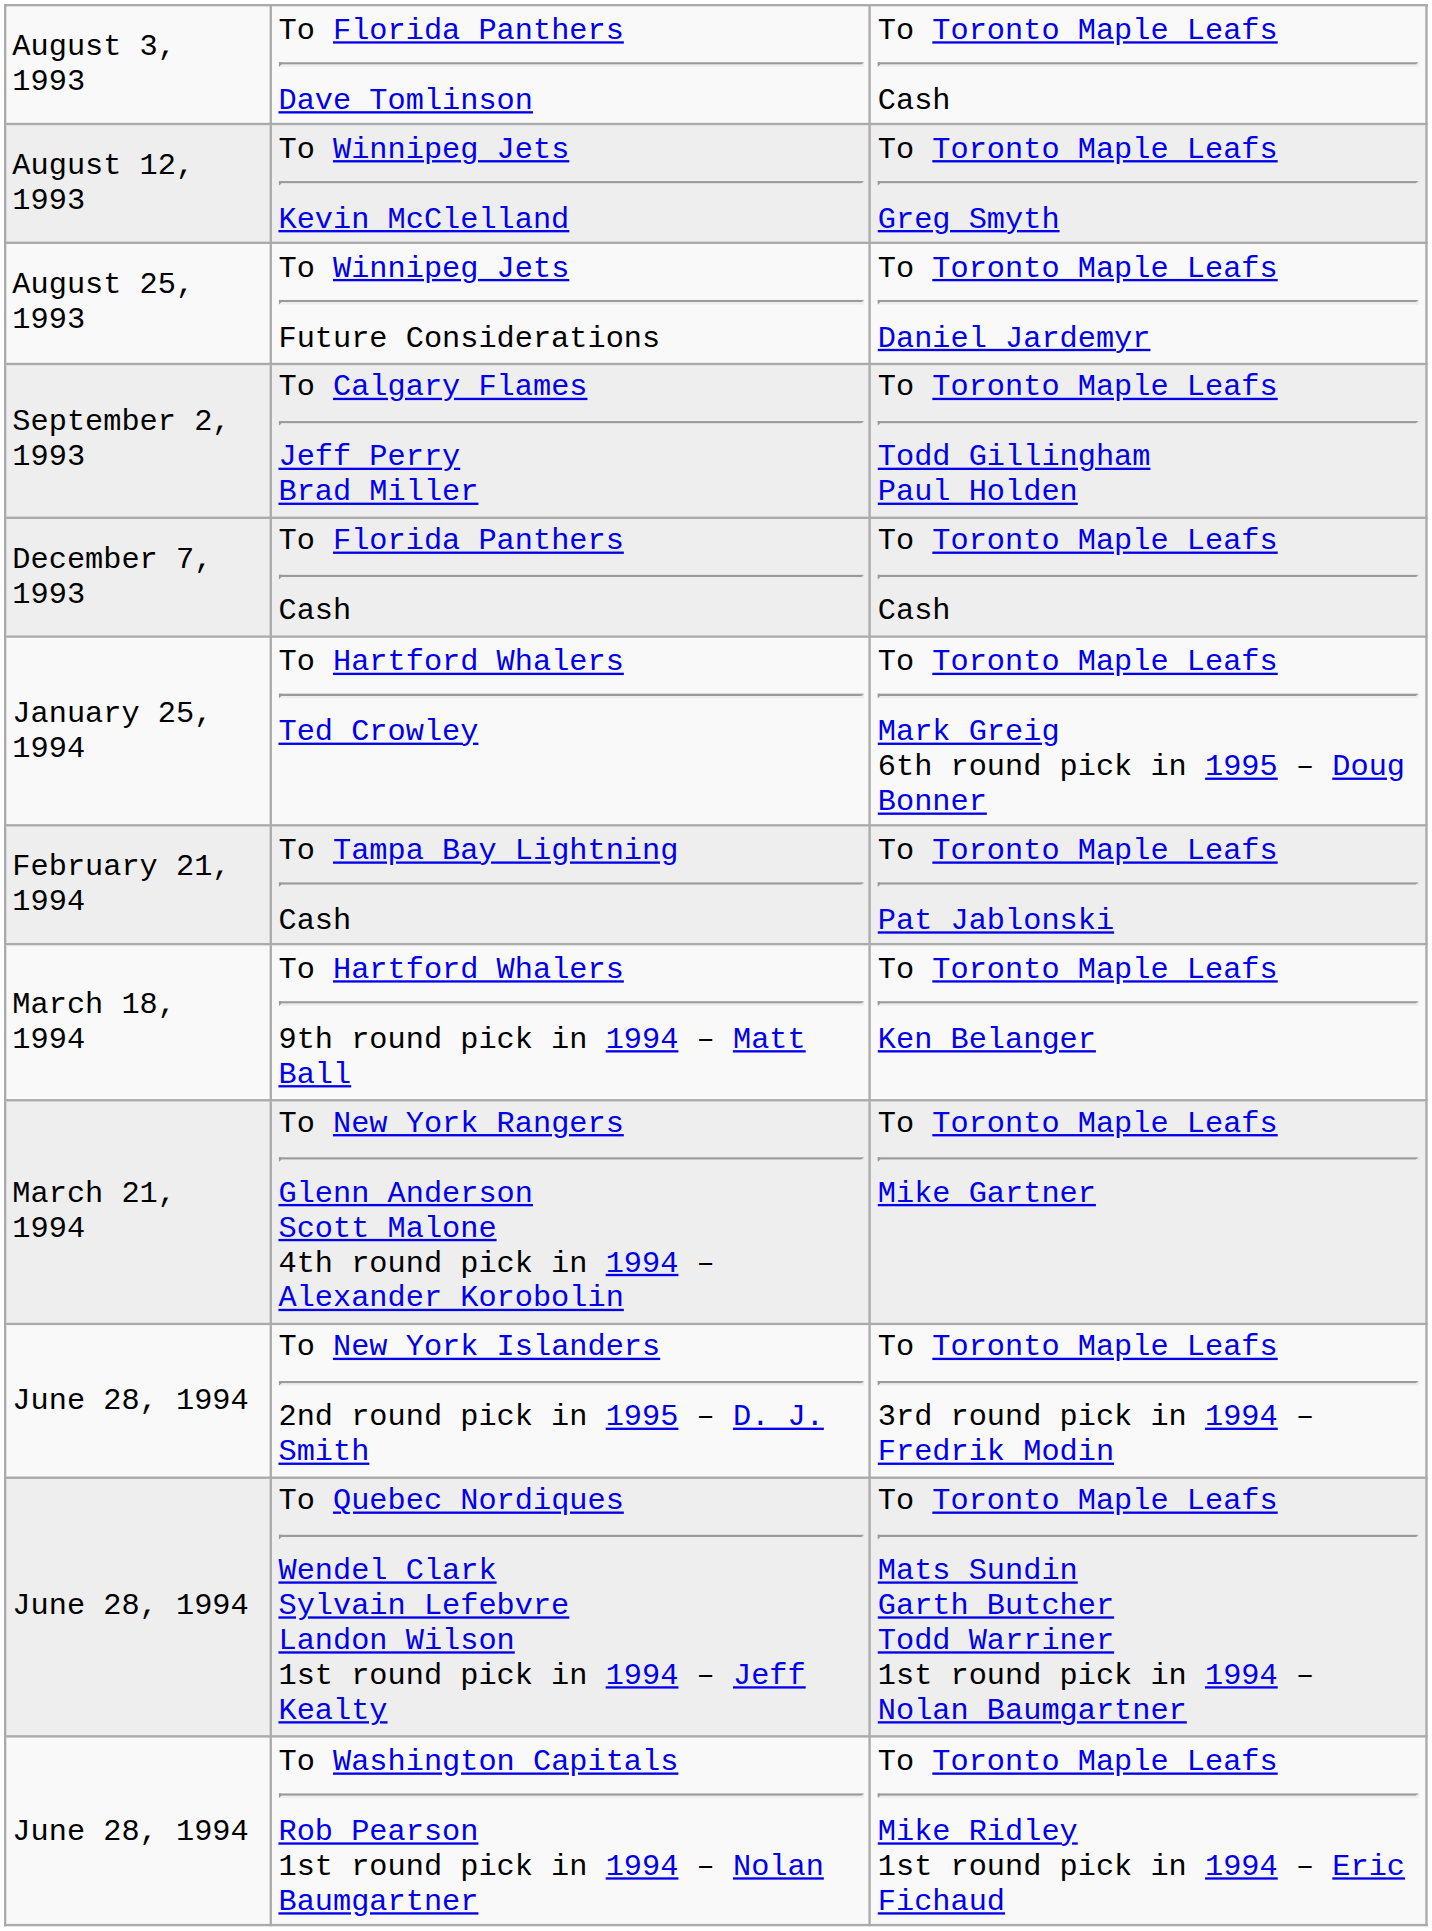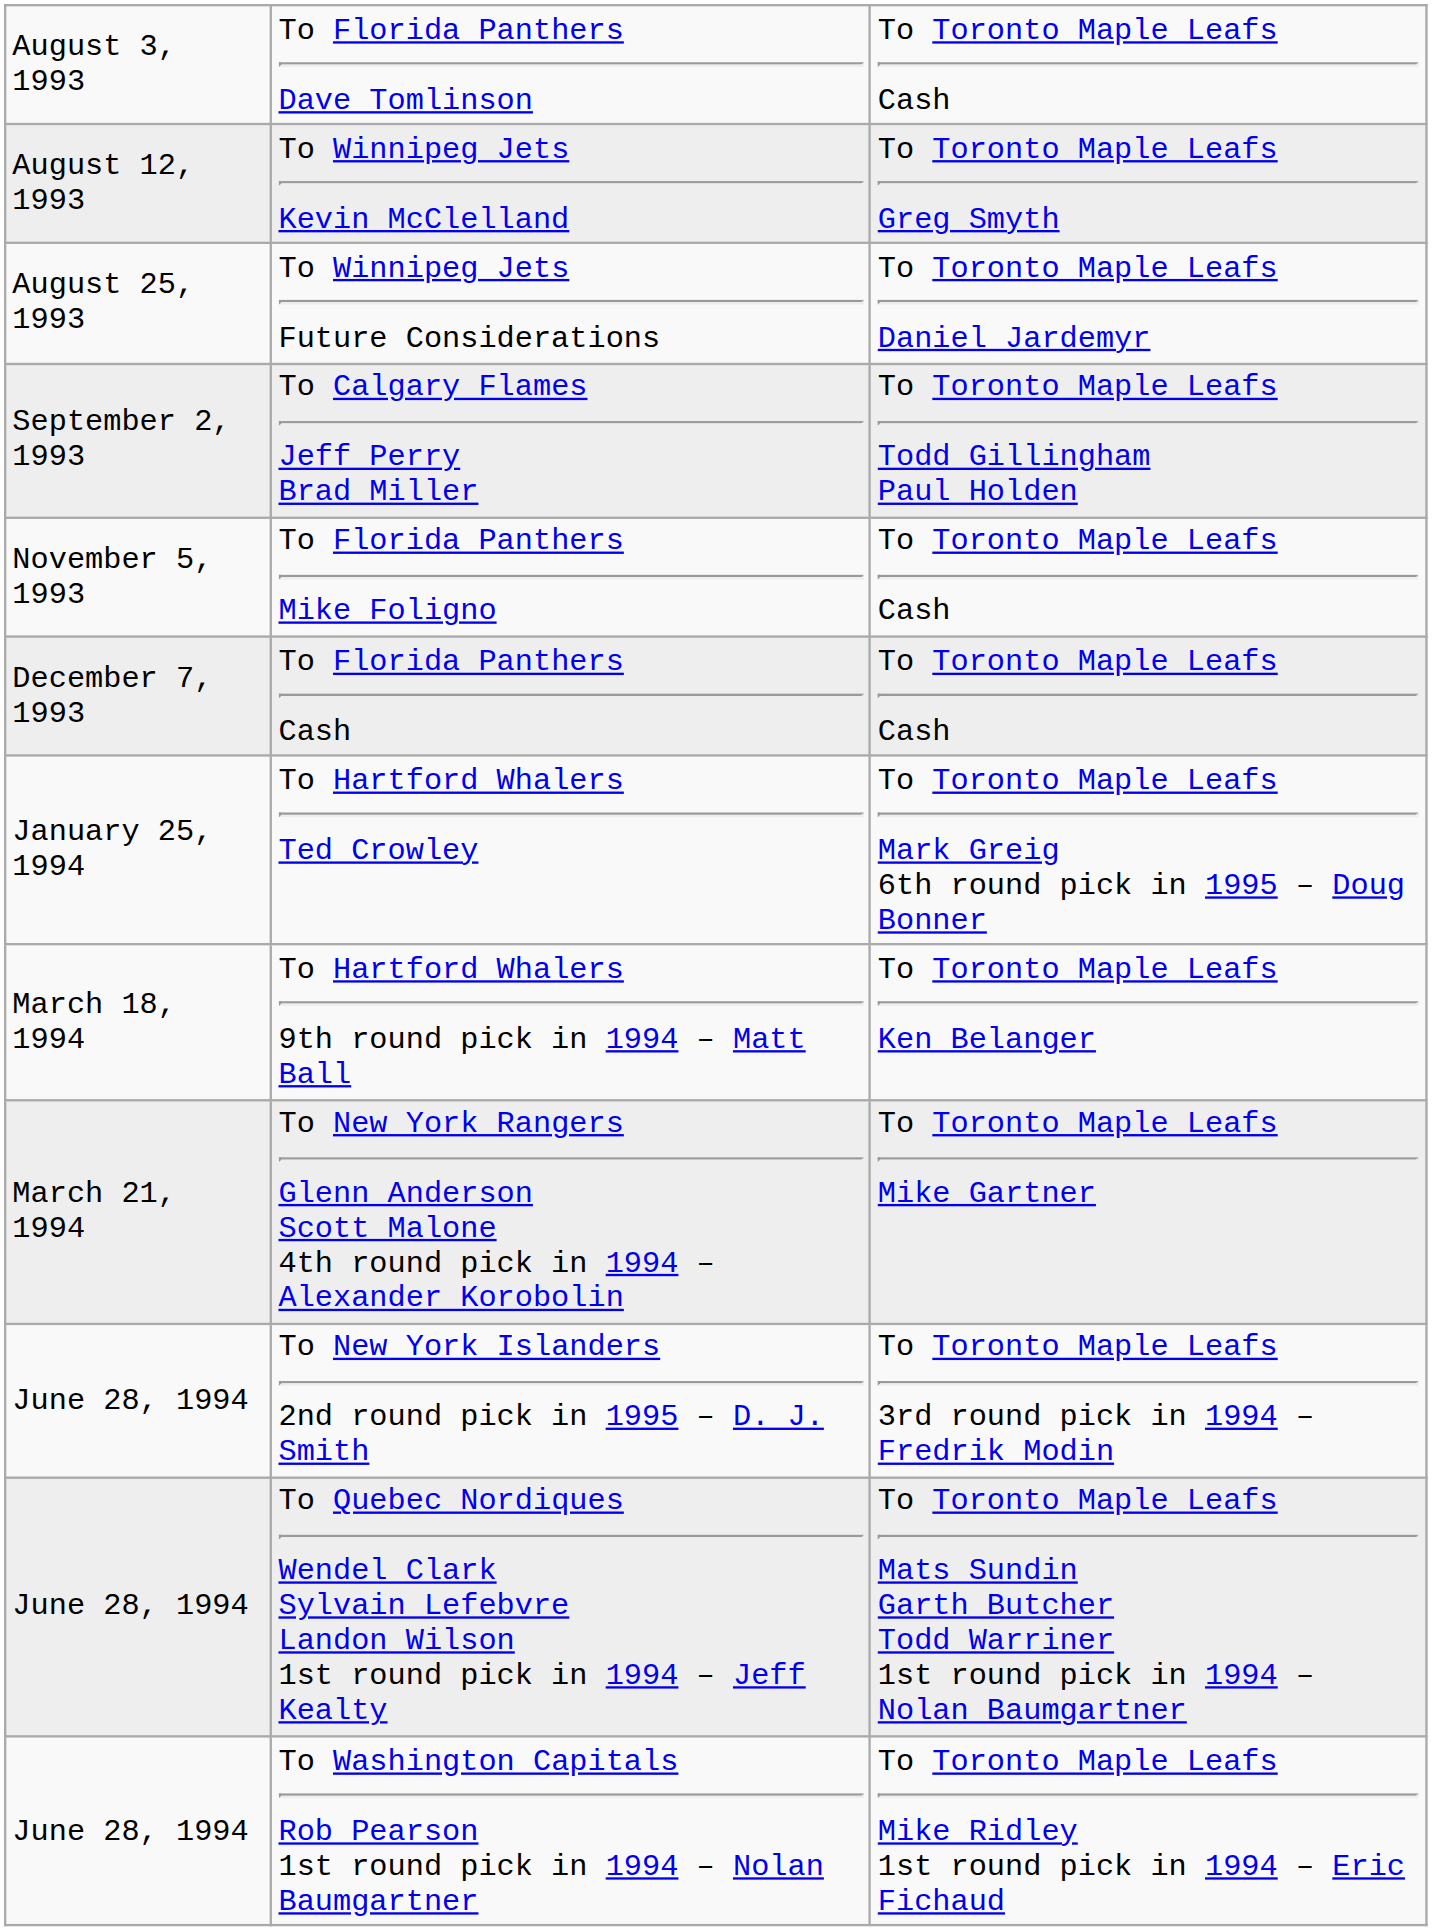+ row: (571, 577)
- row: (571, 885)
